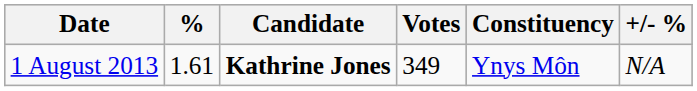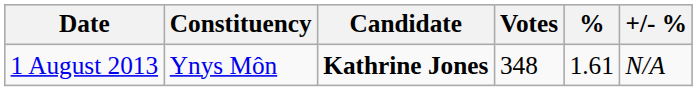columns swapped: (543, 24) <-> (192, 24)
(421, 64) 349 -> (519, 64) 348
